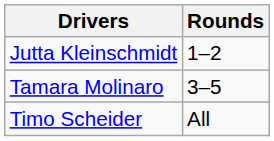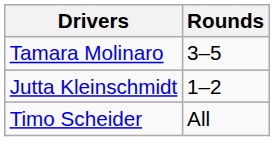rows swapped: (93, 53) <-> (87, 86)
